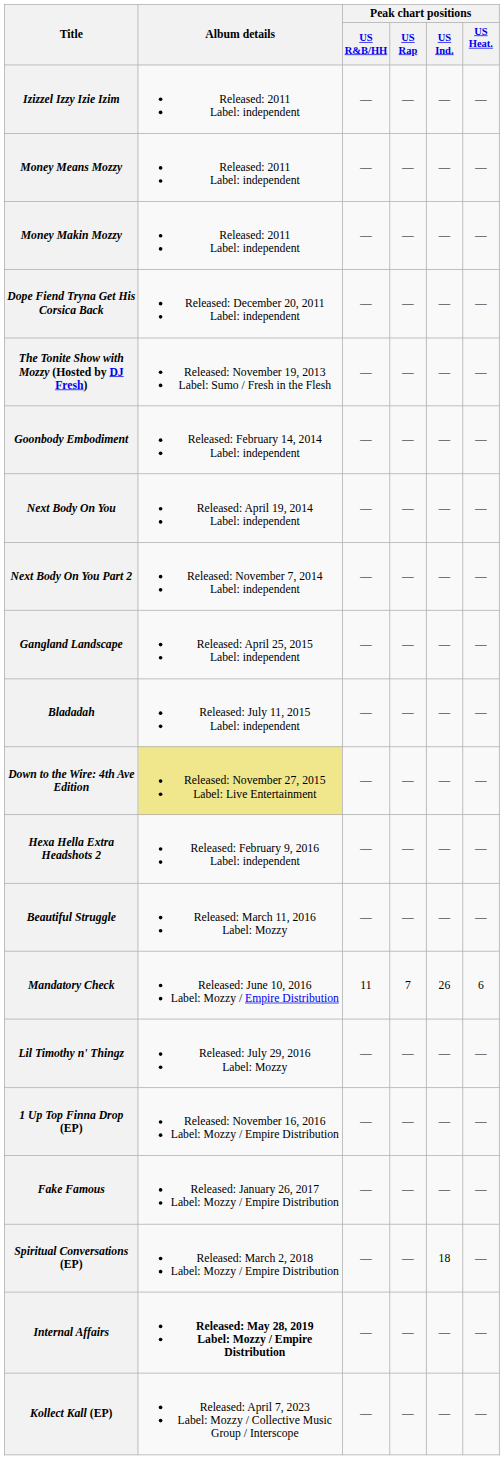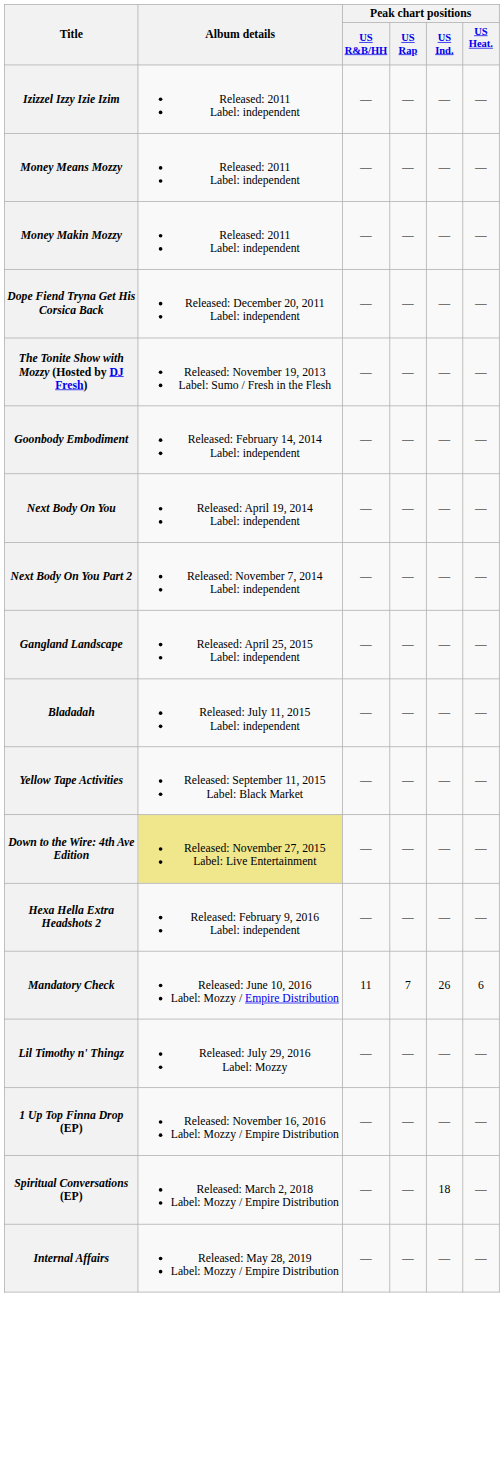+ row: (71, 780)
- row: (71, 917)
- row: (71, 1189)
(240, 1339) bold -> (240, 1264) normal
- row: (71, 1414)
